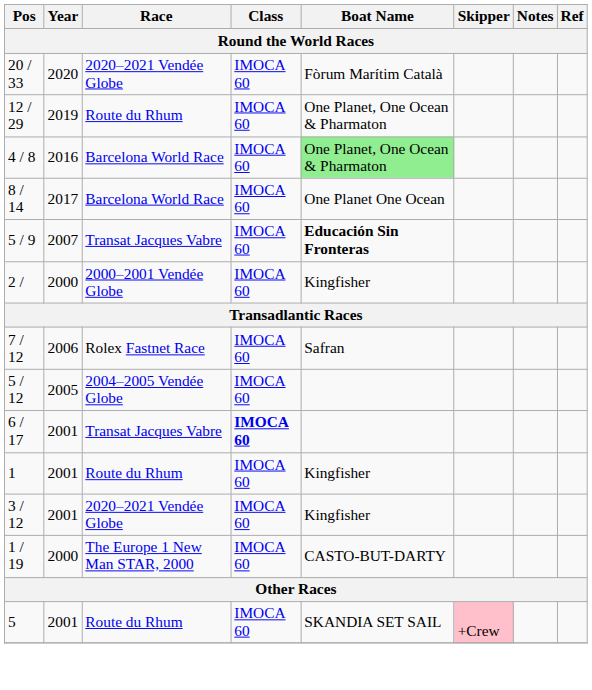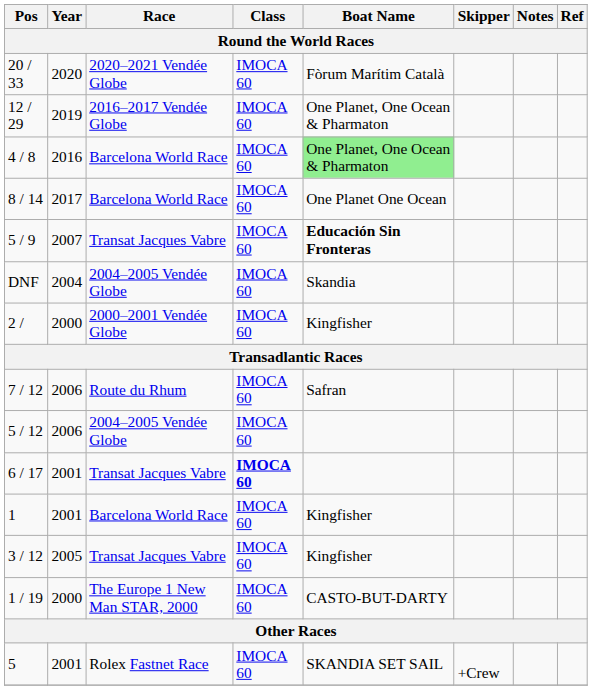(134, 115) Route du Rhum -> (148, 115) 2016–2017 Vendée Globe
+ row: (23, 282)
(145, 348) Rolex Fastnet Race -> (138, 389) Route du Rhum
(63, 389) 2005 -> (67, 431) 2006
(134, 473) Route du Rhum -> (158, 514) Barcelona World Race
(63, 514) 2001 -> (67, 556) 2005
(144, 514) 2020–2021 Vendée Globe -> (157, 556) Transat Jacques Vabre
(134, 622) Route du Rhum -> (149, 664) Rolex Fastnet Race
(479, 631) pink background -> (479, 672) no background
